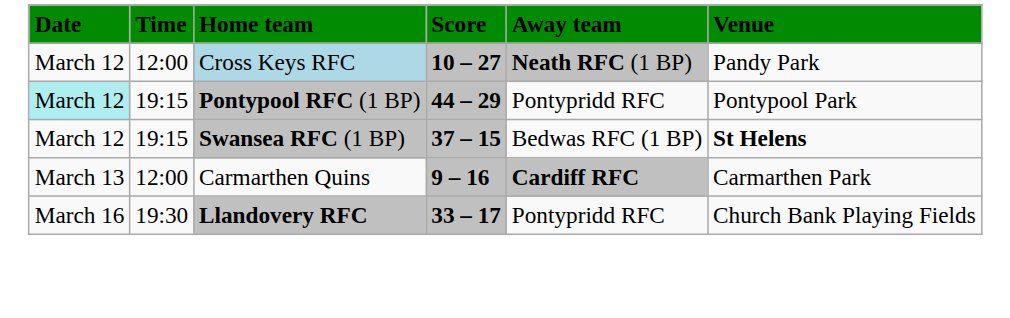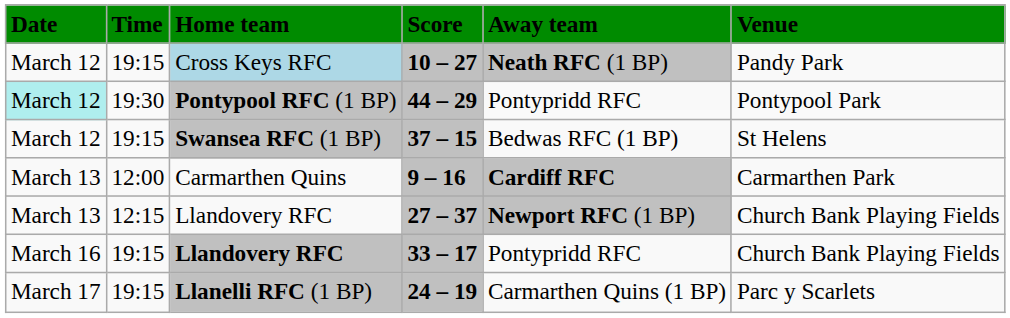(162, 62) 12:00 -> (138, 62) 19:15
(162, 100) 19:15 -> (138, 100) 19:30
(760, 138) bold -> (782, 138) normal
+ row: (442, 215)
(162, 215) 19:30 -> (138, 253) 19:15
+ row: (442, 292)
